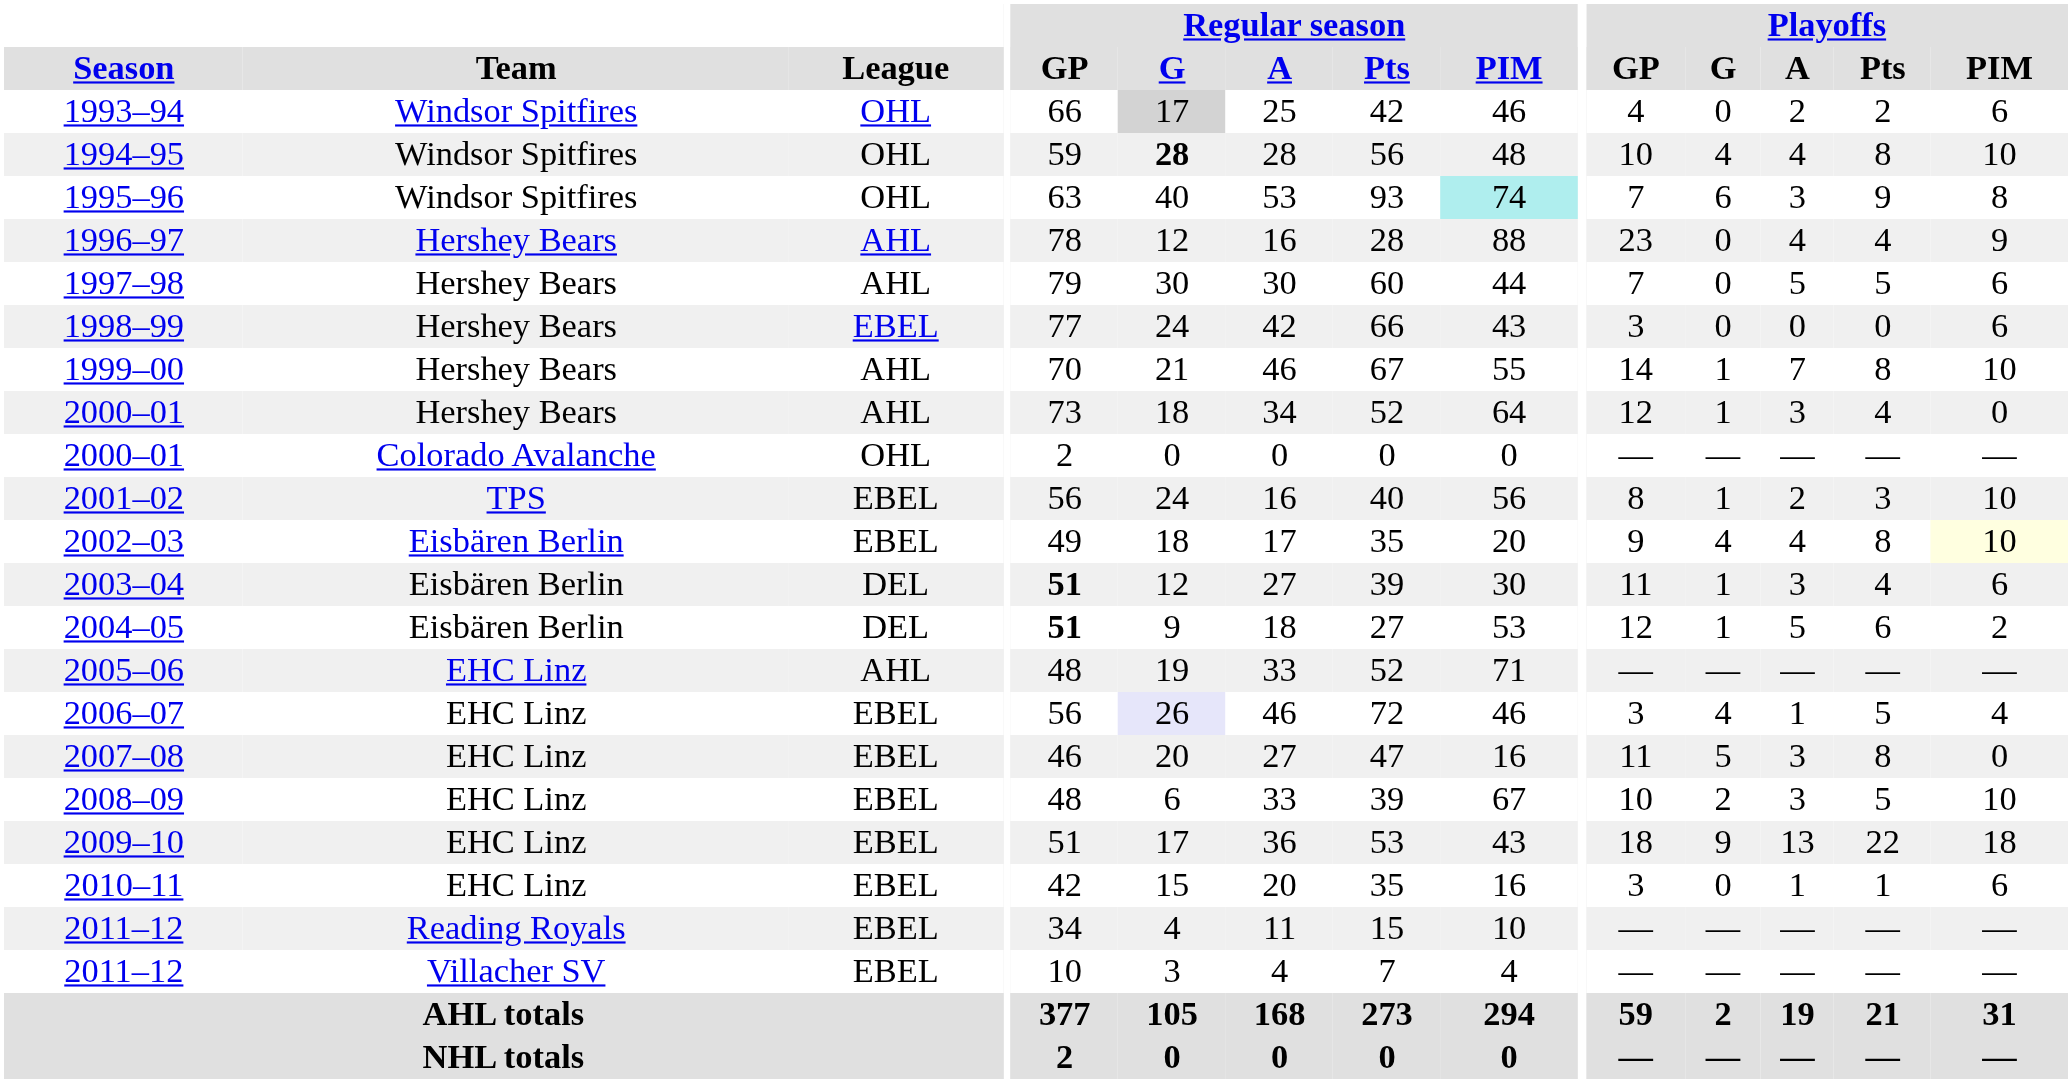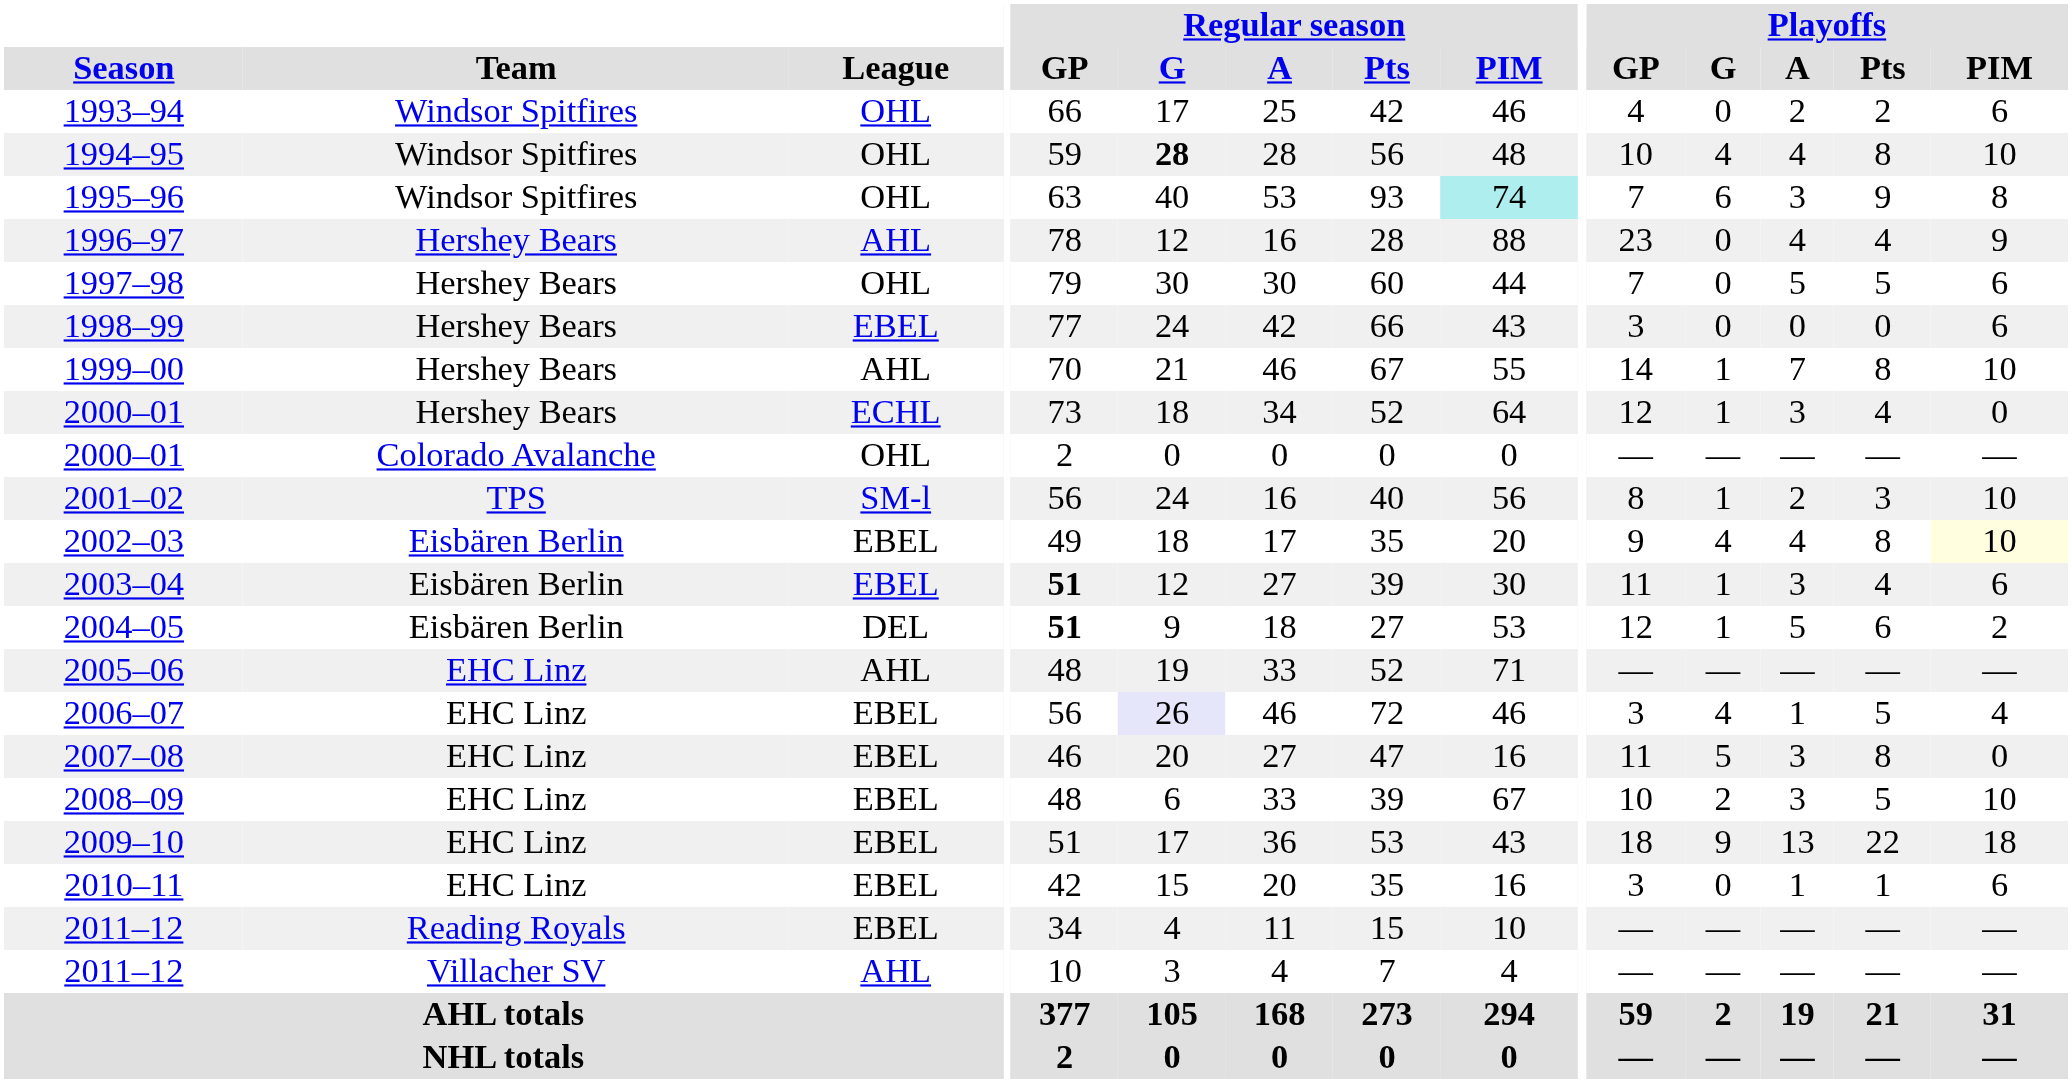(1172, 110) lightgrey background -> (1172, 110) no background
(896, 282) AHL -> (896, 282) OHL
(896, 411) AHL -> (896, 411) ECHL
(896, 497) EBEL -> (896, 497) SM-l
(896, 583) DEL -> (896, 583) EBEL
(896, 970) EBEL -> (896, 970) AHL
